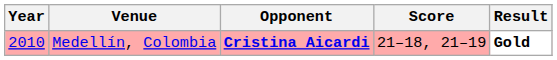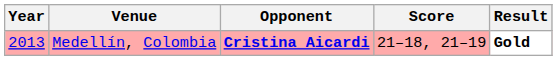(27, 43) 2010 -> (27, 43) 2013
